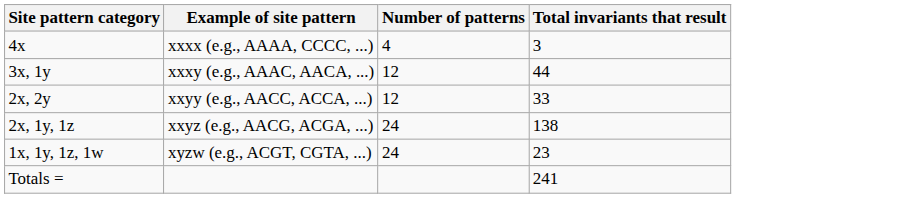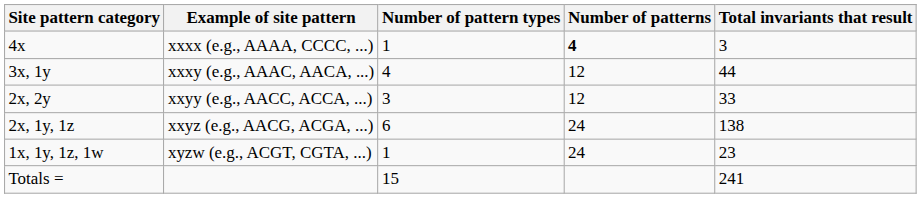+ column: (471, 17)
(386, 44) normal -> (572, 44) bold
